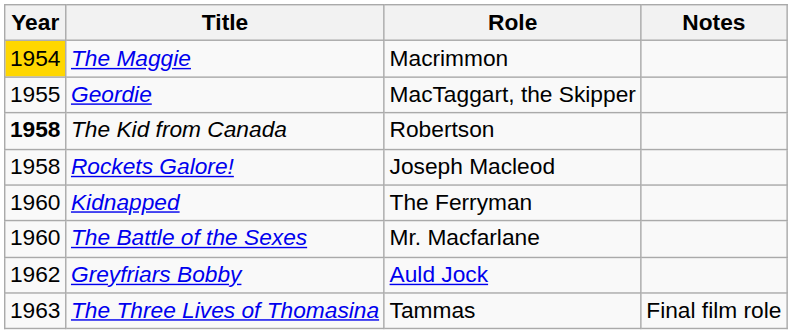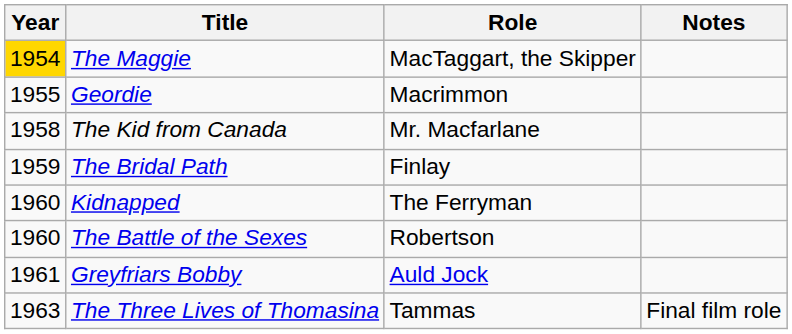(449, 58) Macrimmon -> (513, 58) MacTaggart, the Skipper
(513, 94) MacTaggart, the Skipper -> (449, 94) Macrimmon
(35, 130) bold -> (35, 130) normal
(442, 130) Robertson -> (465, 130) Mr. Macfarlane
- row: (152, 166)
+ row: (149, 166)
(465, 238) Mr. Macfarlane -> (442, 238) Robertson
(35, 274) 1962 -> (35, 274) 1961
